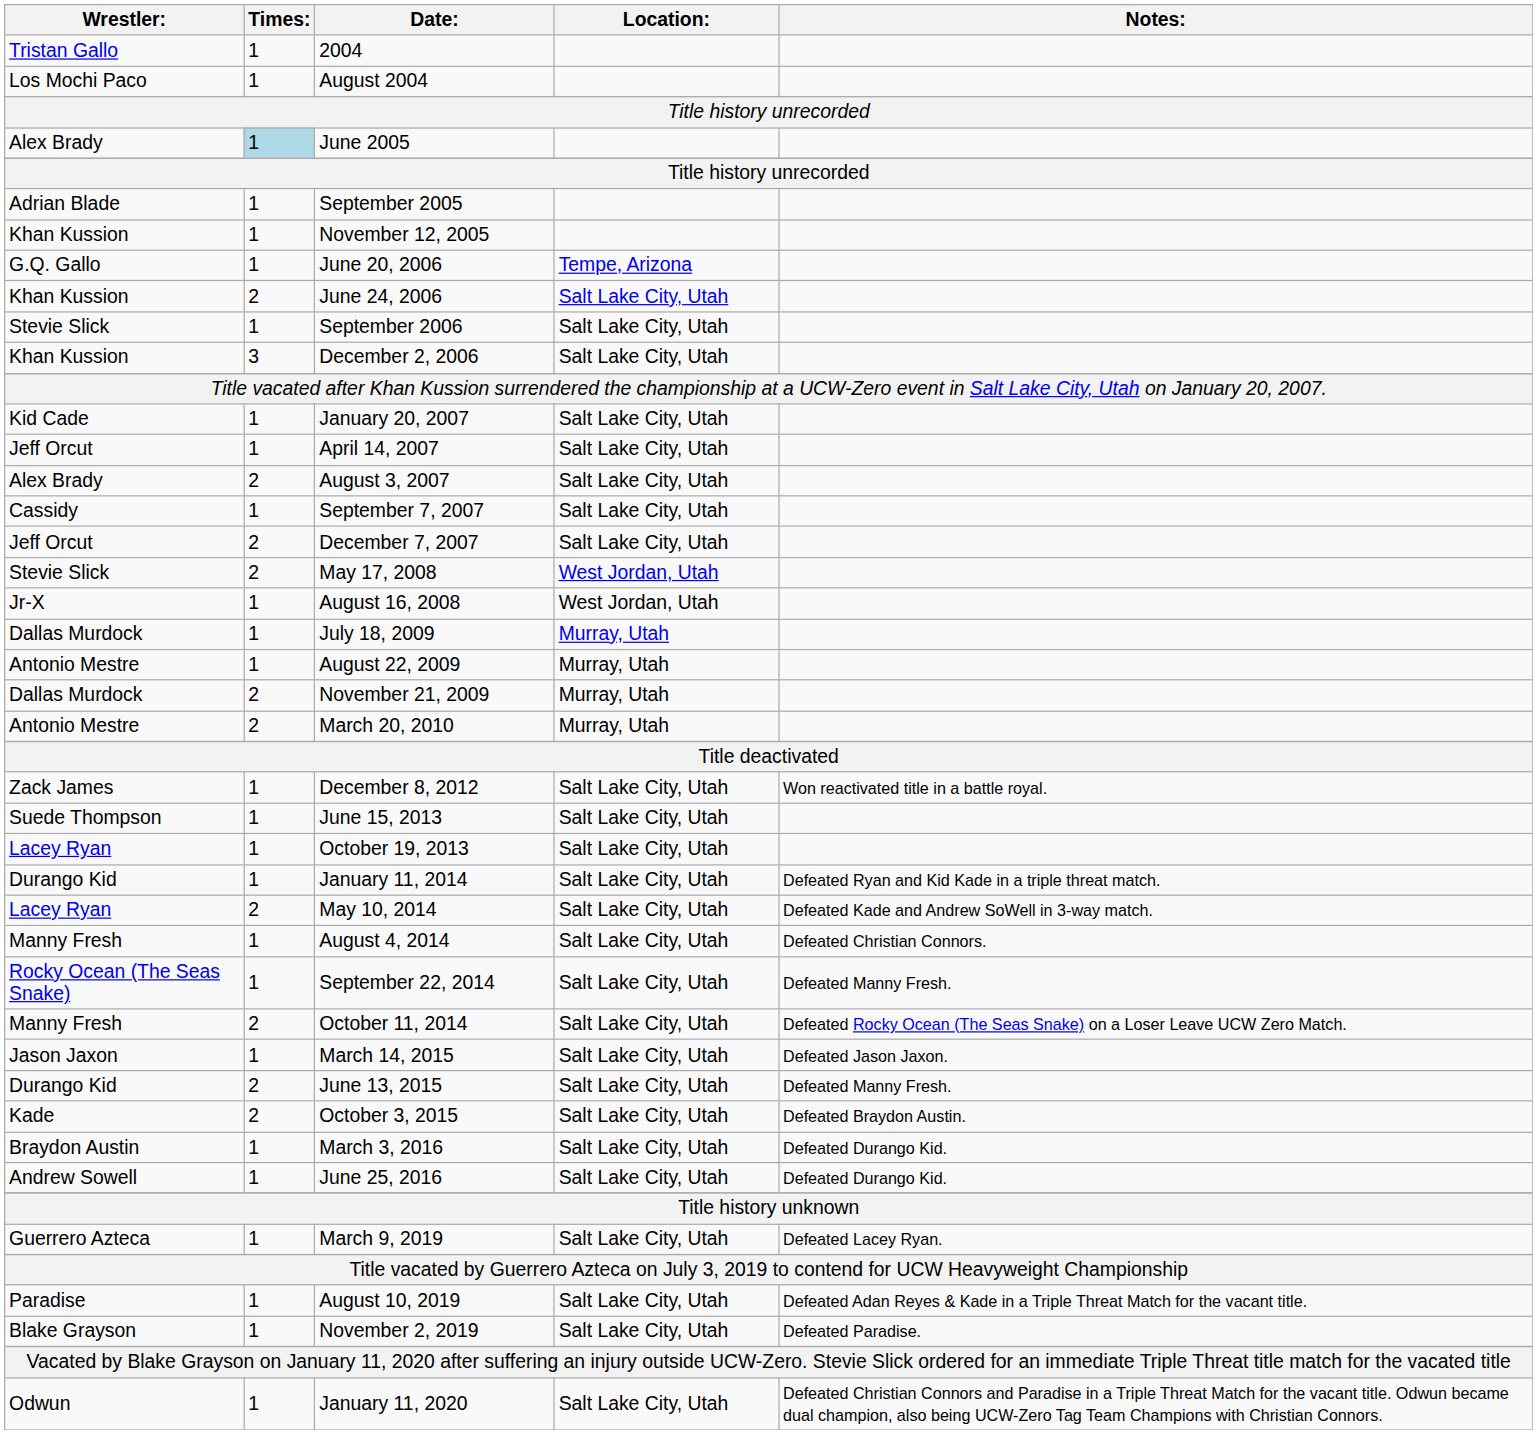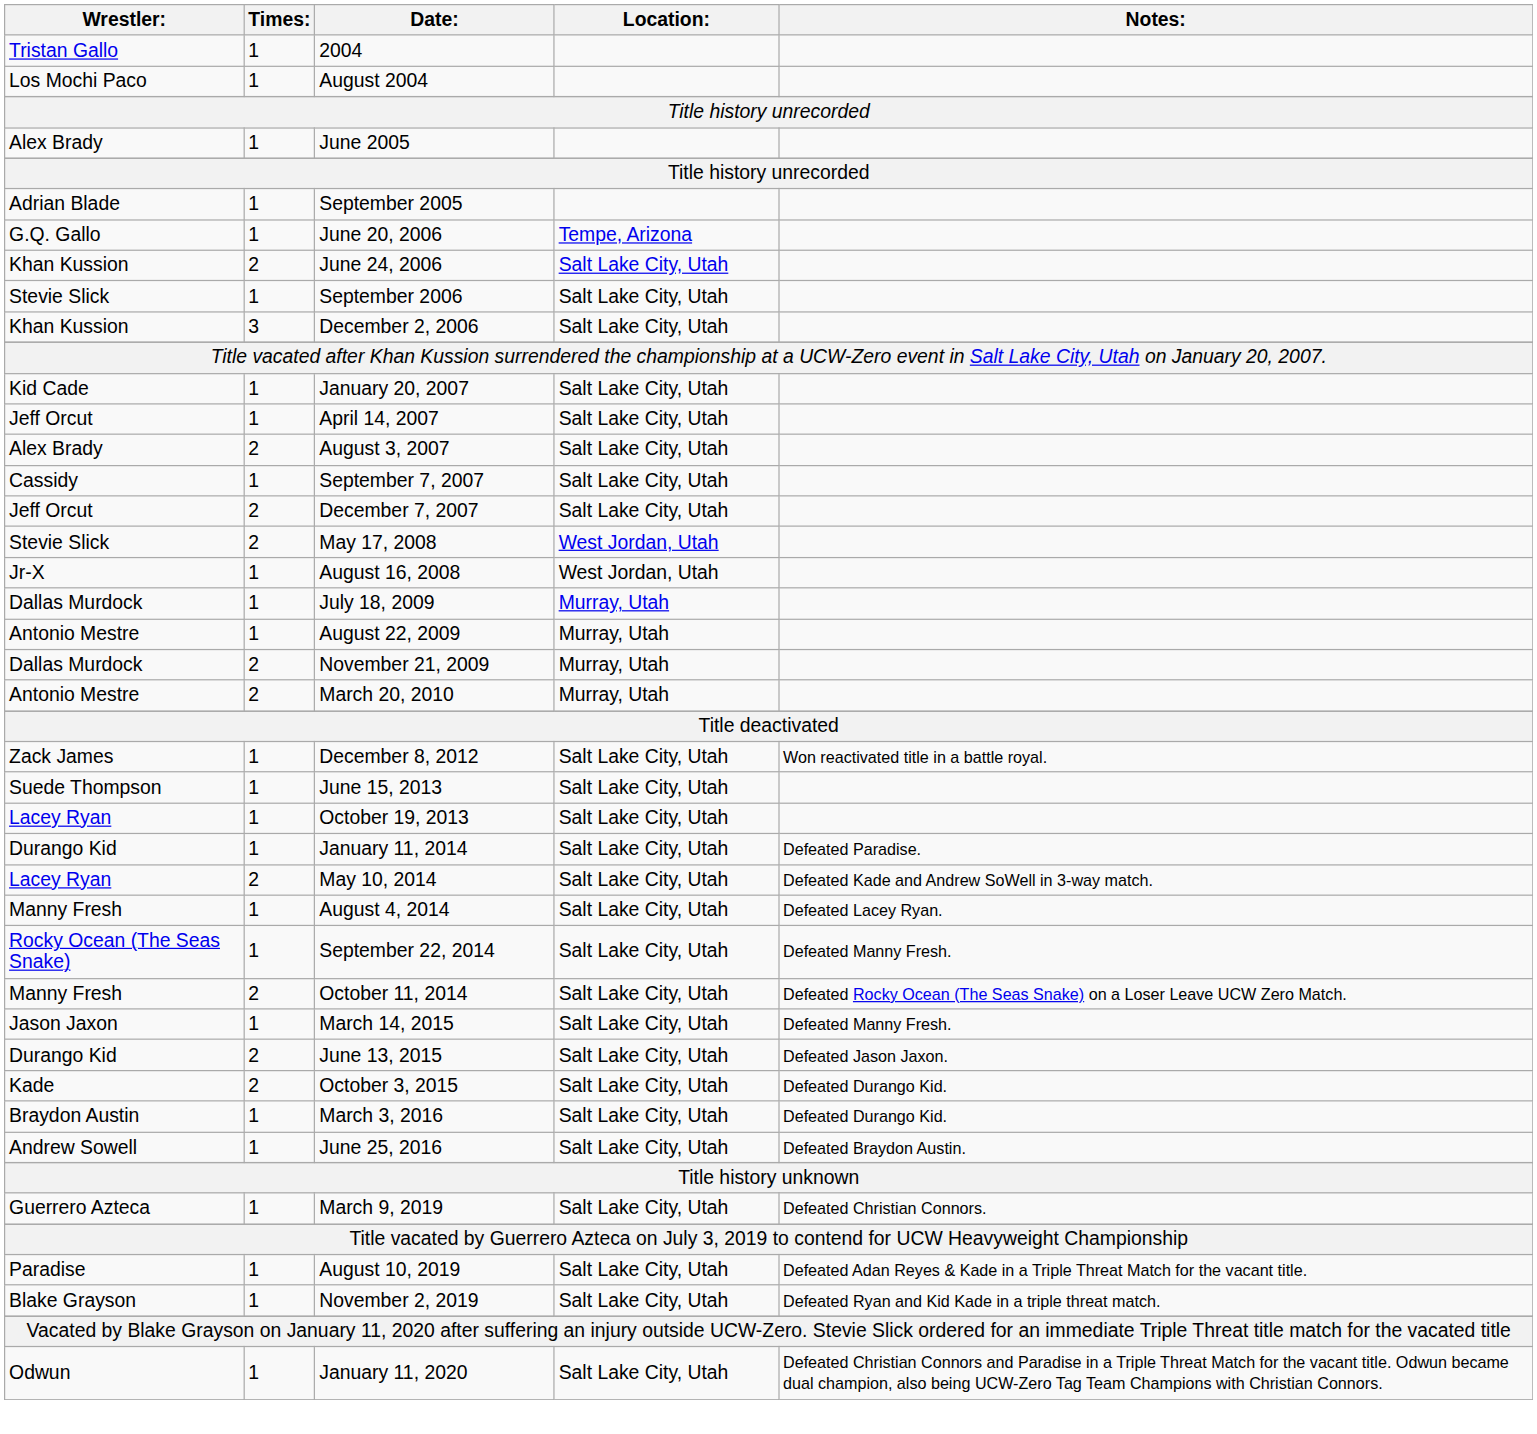(254, 142) lightblue background -> (254, 142) no background
- row: (69, 234)
(972, 880) Defeated Ryan and Kid Kade in a triple threat match. -> (852, 850) Defeated Paradise.
(885, 942) Defeated Christian Connors. -> (863, 911) Defeated Lacey Ryan.
(866, 1056) Defeated Jason Jaxon. -> (867, 1025) Defeated Manny Fresh.
(867, 1086) Defeated Manny Fresh. -> (866, 1056) Defeated Jason Jaxon.
(874, 1117) Defeated Braydon Austin. -> (865, 1086) Defeated Durango Kid.
(865, 1178) Defeated Durango Kid. -> (874, 1148) Defeated Braydon Austin.
(863, 1240) Defeated Lacey Ryan. -> (885, 1209) Defeated Christian Connors.
(852, 1332) Defeated Paradise. -> (972, 1301) Defeated Ryan and Kid Kade in a triple threat match.
